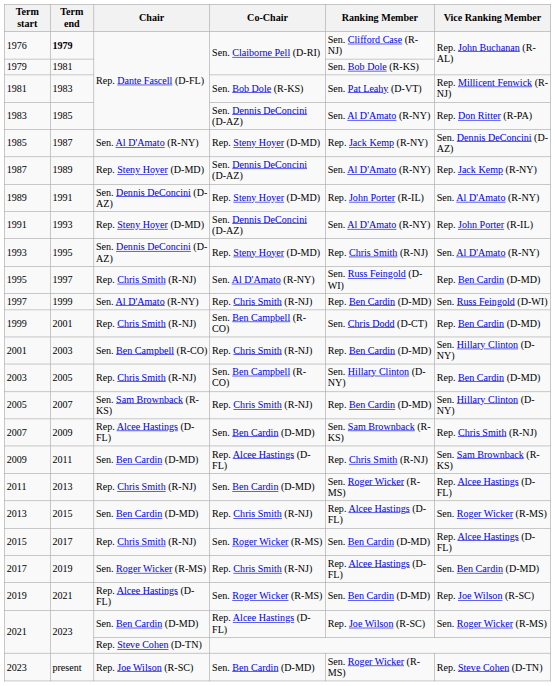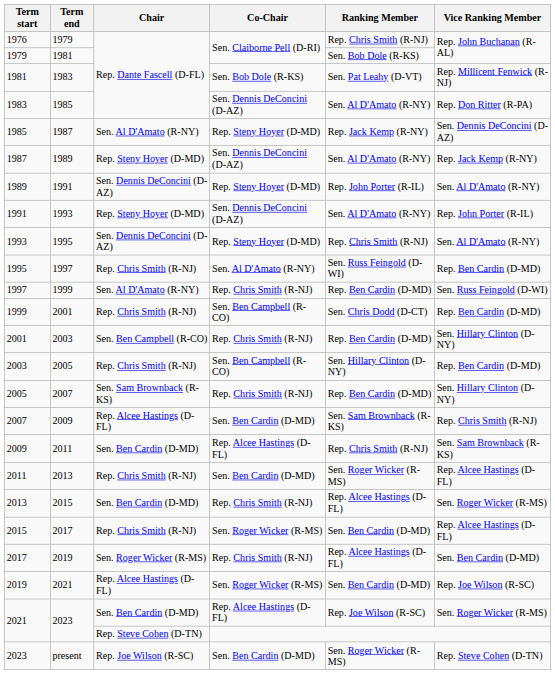(63, 45) bold -> (63, 39) normal
(373, 45) Sen. Clifford Case (R-NJ) -> (378, 39) Rep. Chris Smith (R-NJ)
